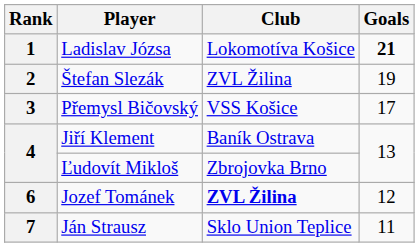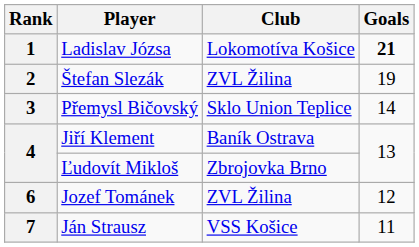(252, 108) VSS Košice -> (279, 108) Sklo Union Teplice
(386, 108) 17 -> (386, 108) 14
(252, 197) bold -> (249, 197) normal
(279, 227) Sklo Union Teplice -> (252, 227) VSS Košice
